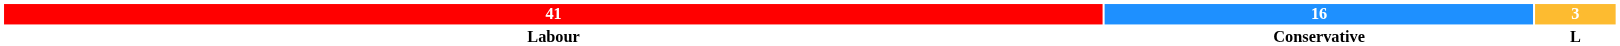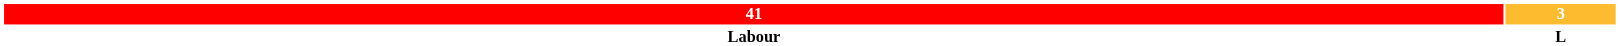- column: (1319, 14)
